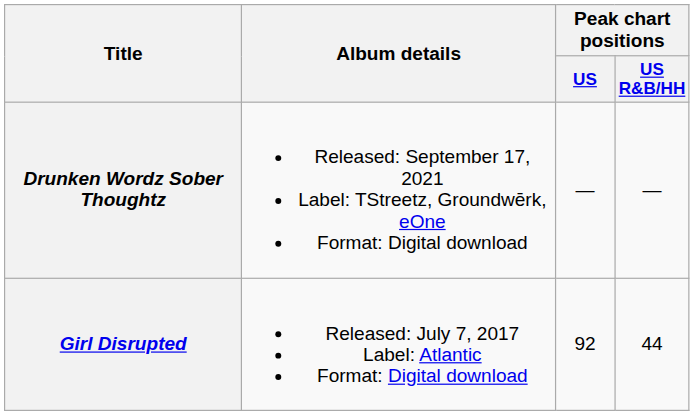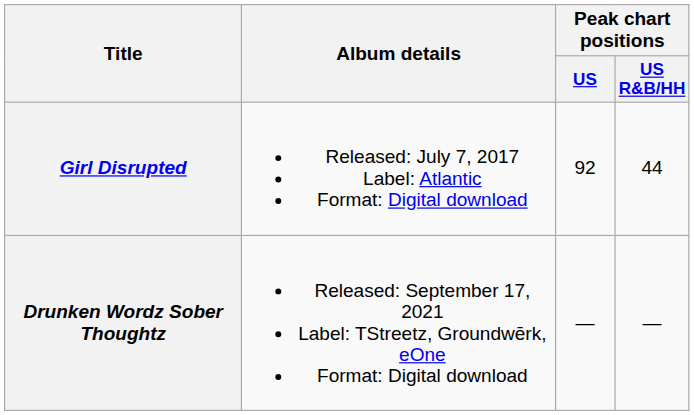rows swapped: (123, 343) <-> (123, 189)
